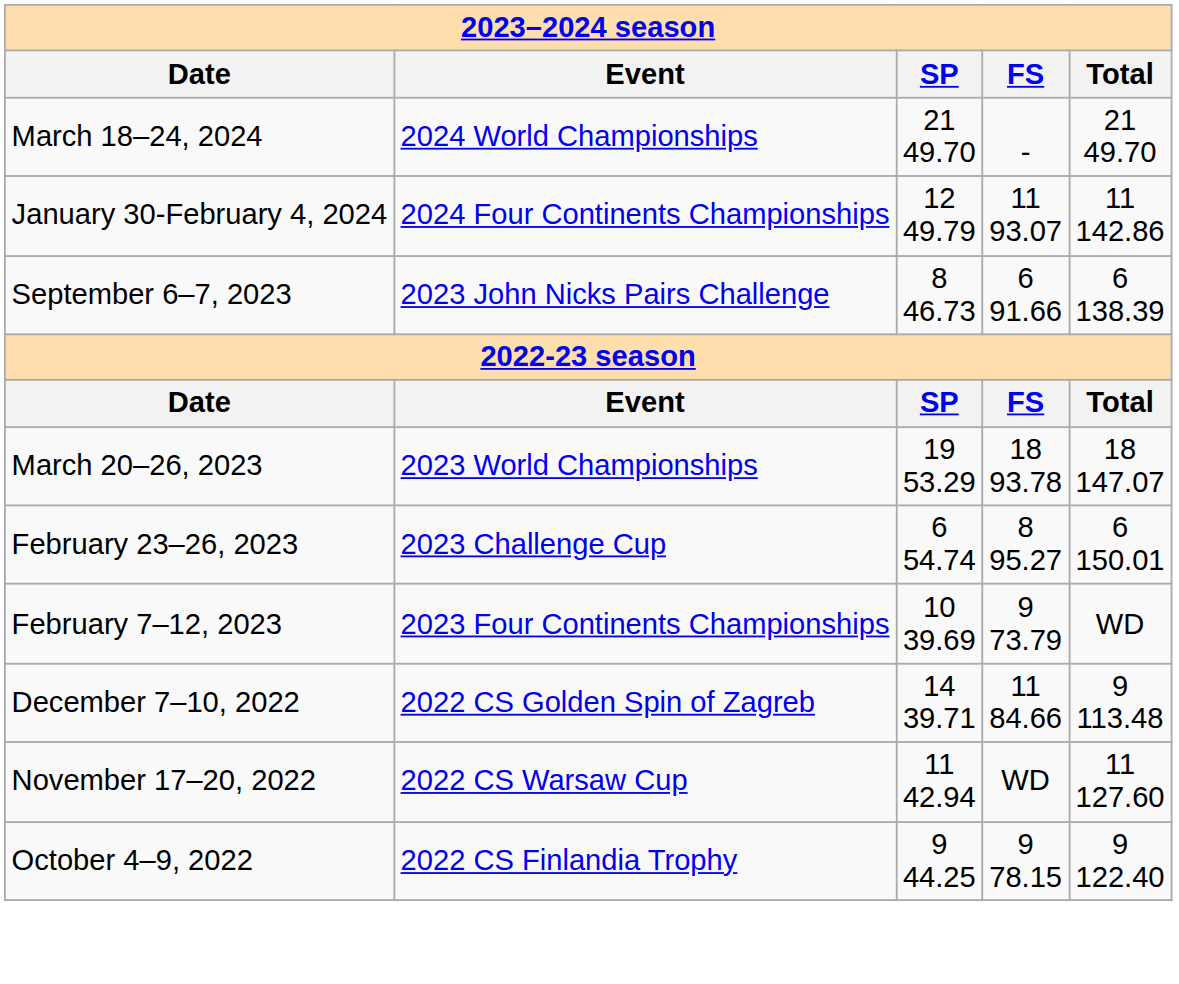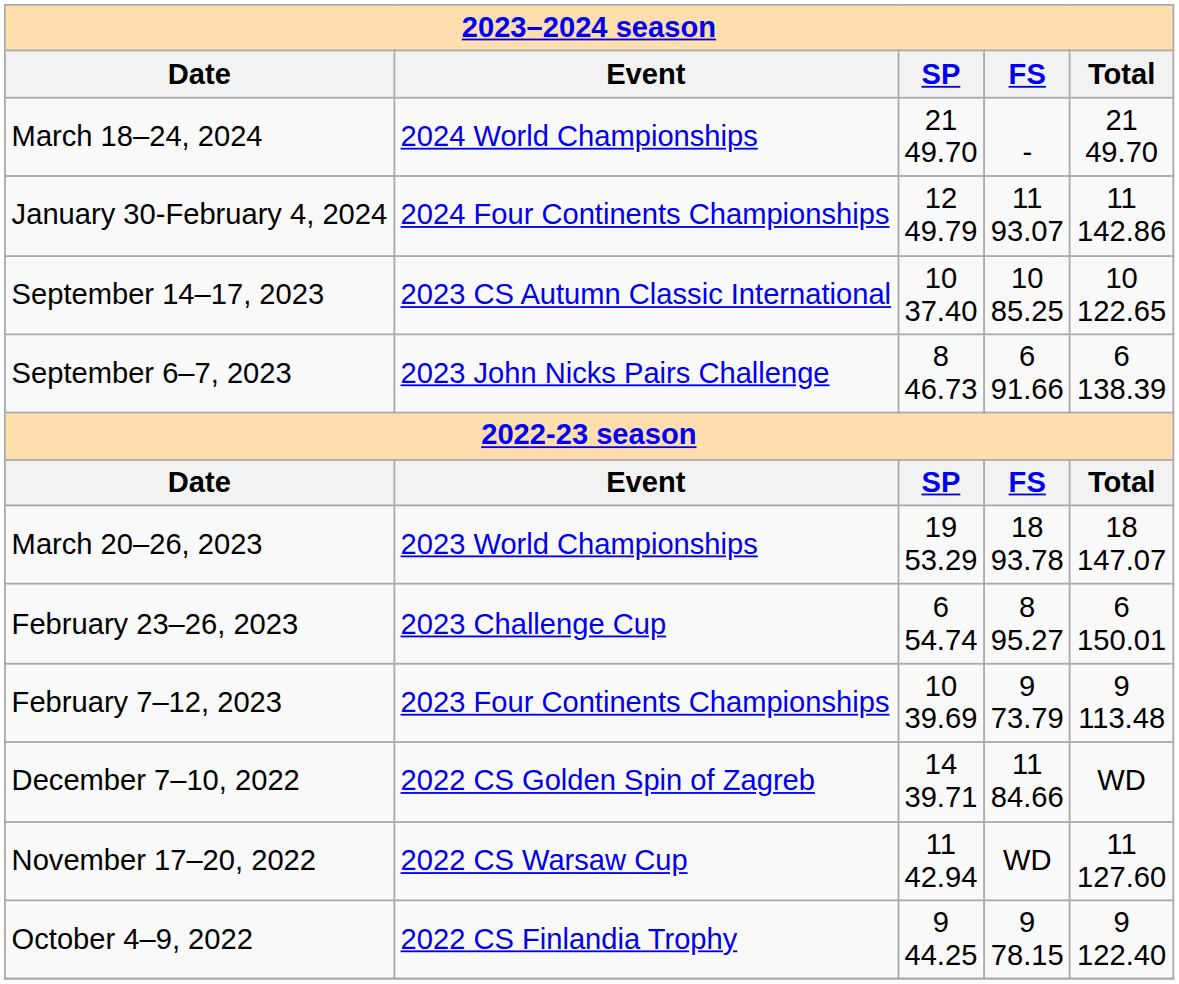+ row: (168, 294)
(1120, 623) WD -> (1122, 702) 9 113.48
(1120, 702) 9 113.48 -> (1122, 781) WD
